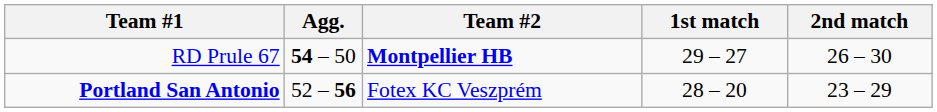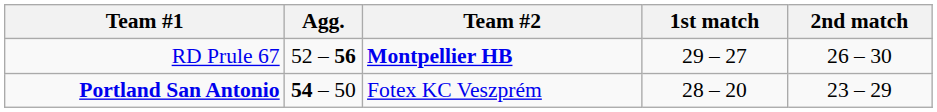(323, 55) 54 – 50 -> (323, 55) 52 – 56
(323, 90) 52 – 56 -> (323, 90) 54 – 50
